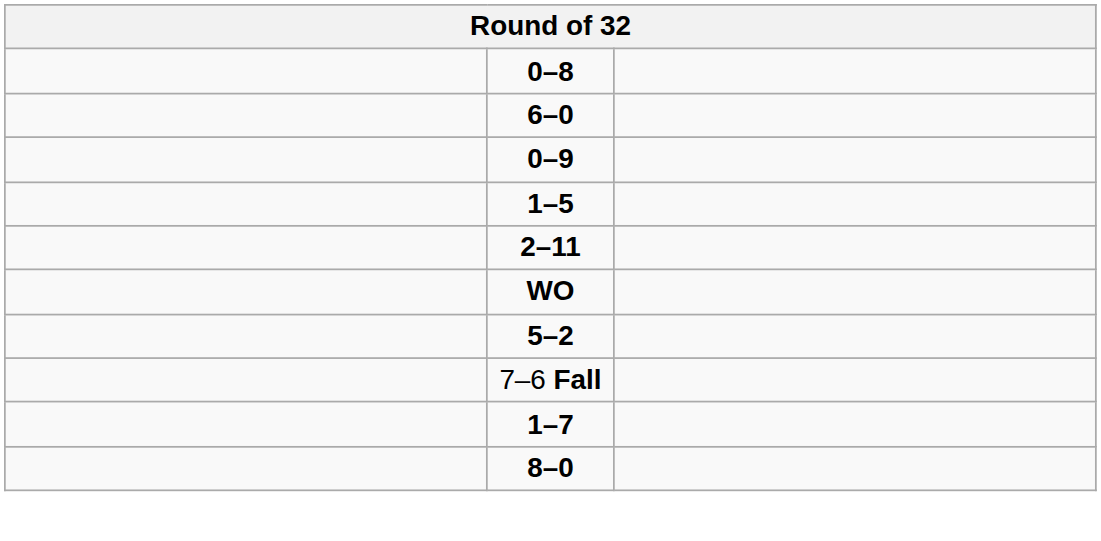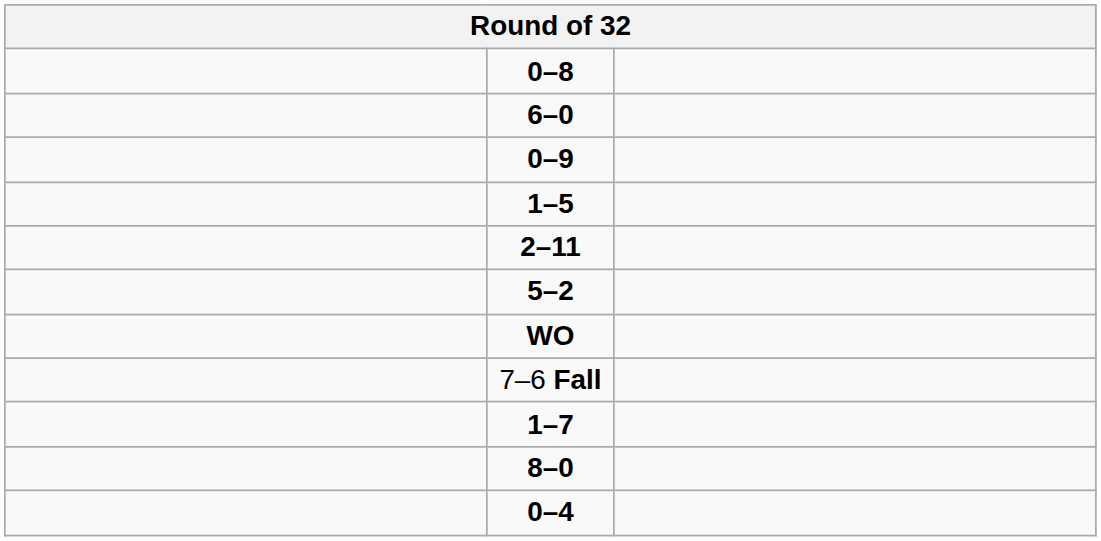rows swapped: (550, 291) <-> (550, 335)
+ row: (550, 512)
